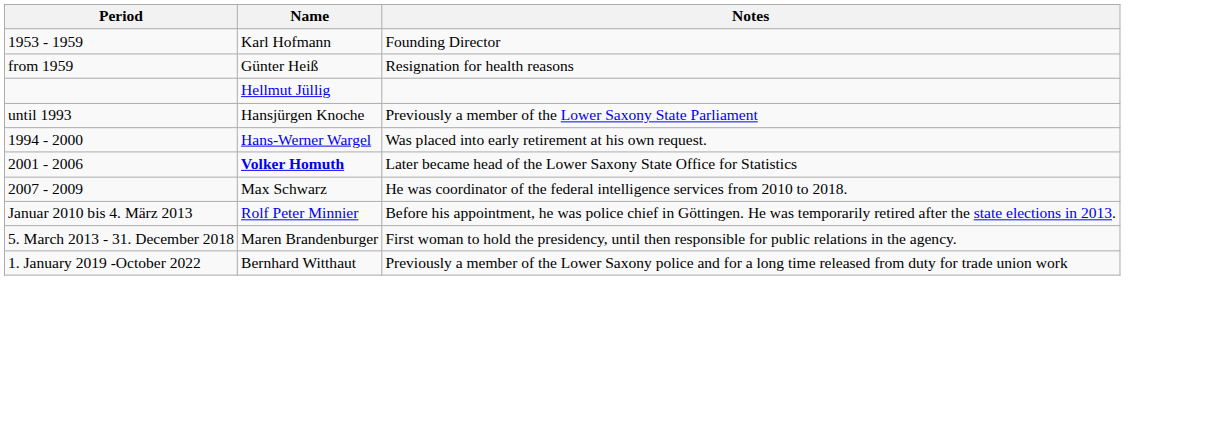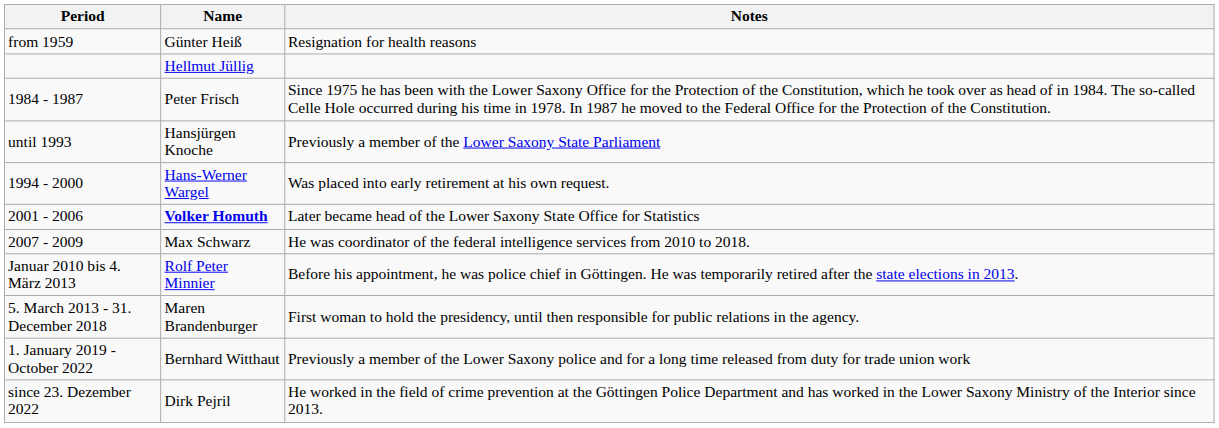- row: (46, 41)
+ row: (46, 99)
+ row: (69, 401)
